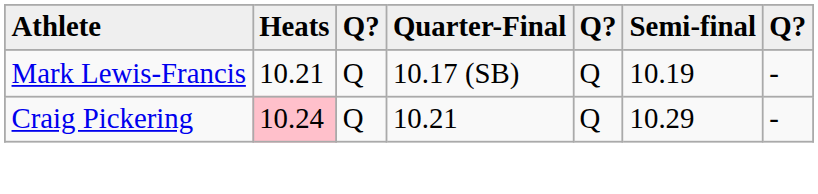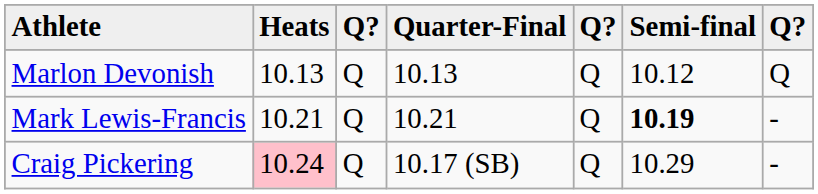+ row: (113, 73)
(456, 73) 10.17 (SB) -> (425, 118) 10.21
(662, 73) normal -> (662, 118) bold
(425, 118) 10.21 -> (456, 164) 10.17 (SB)
